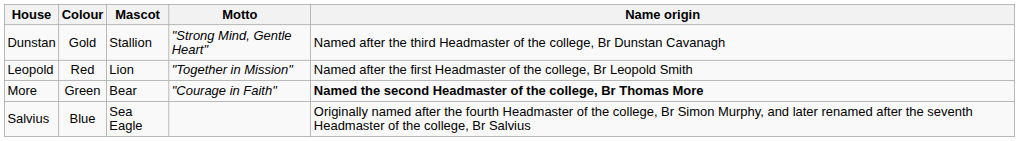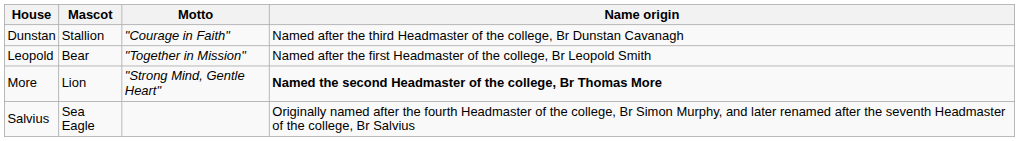- column: (83, 14)
(232, 42) "Strong Mind, Gentle Heart" -> (177, 35) "Courage in Faith"
(122, 70) Lion -> (75, 55) Bear
(123, 91) Bear -> (74, 83) Lion
(224, 91) "Courage in Faith" -> (185, 83) "Strong Mind, Gentle Heart"
